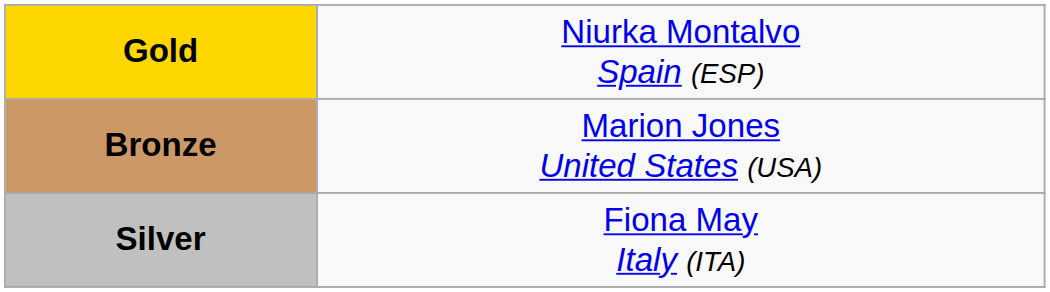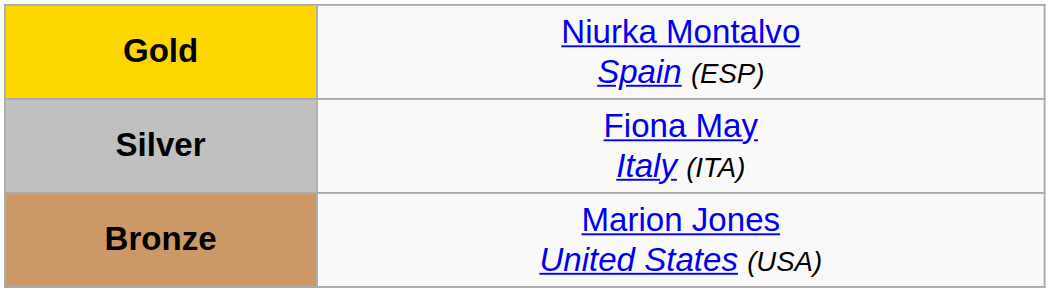rows swapped: (161, 239) <-> (161, 145)
